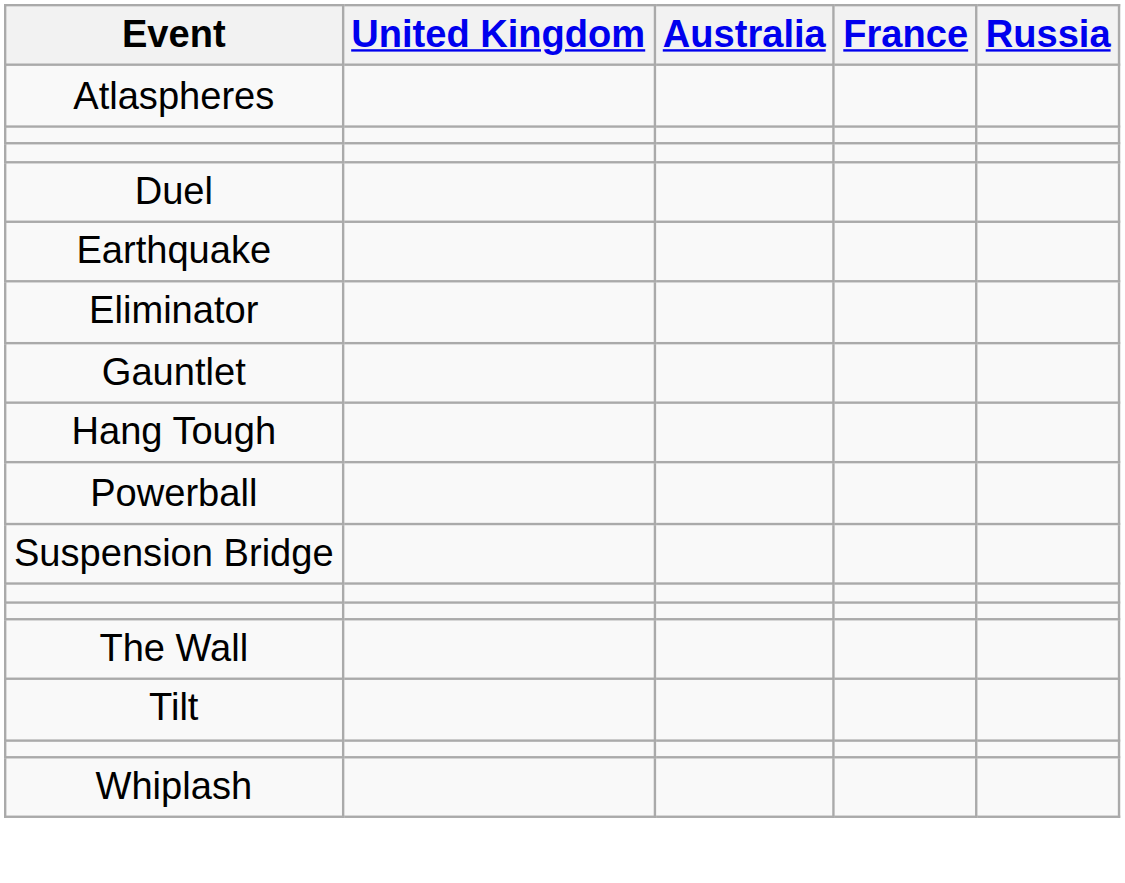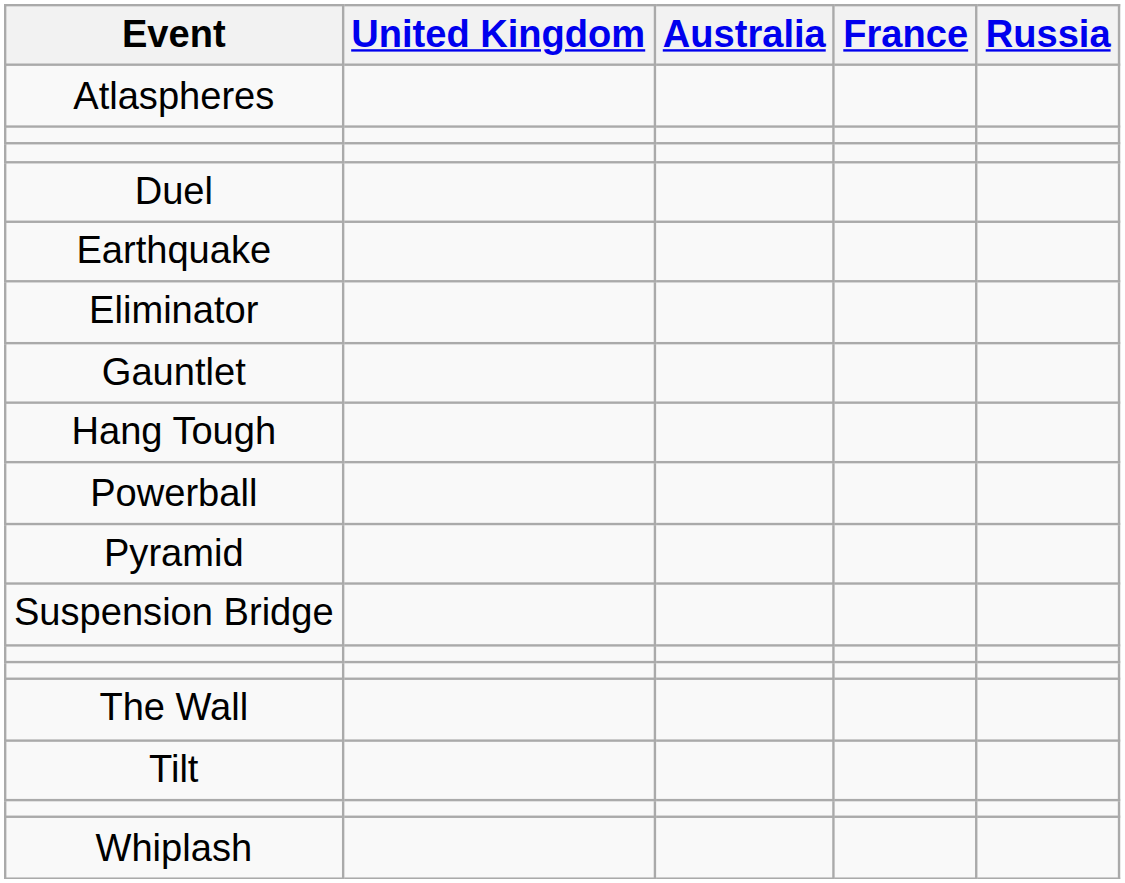+ row: (174, 552)
